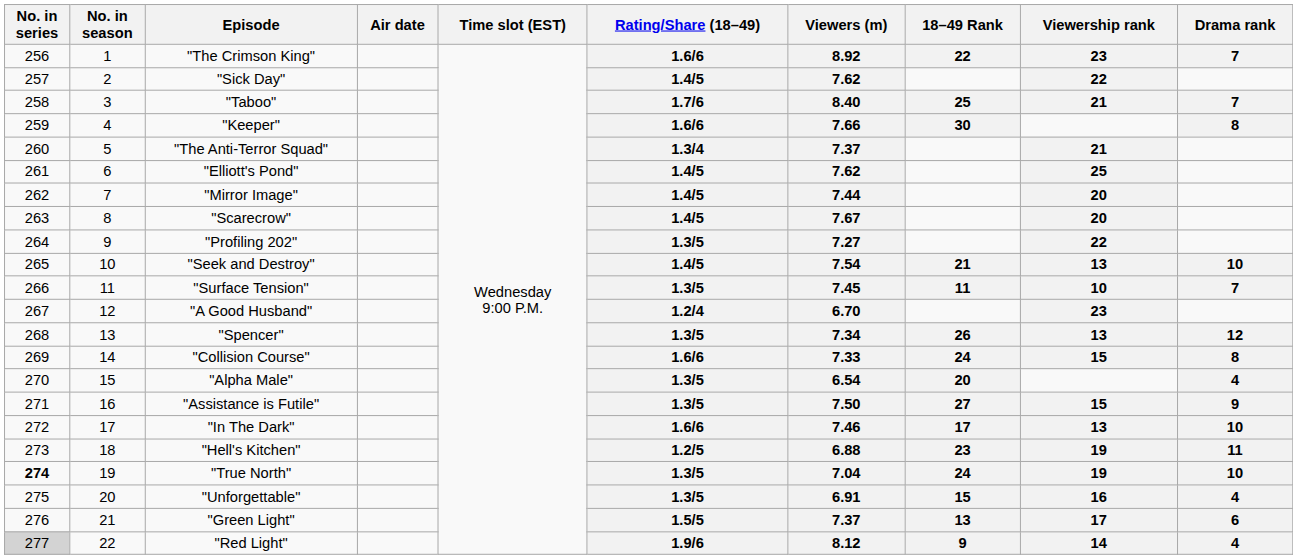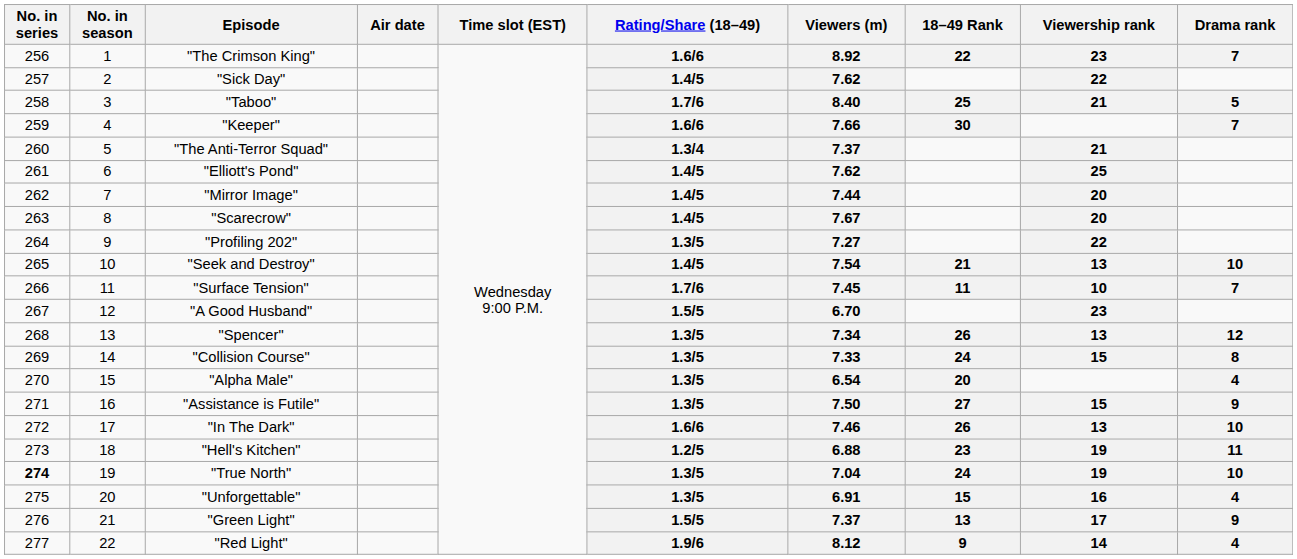(1235, 102) 7 -> (1235, 102) 5
(1235, 126) 8 -> (1235, 126) 7
(688, 288) 1.3/5 -> (688, 288) 1.7/6
(688, 311) 1.2/4 -> (688, 311) 1.5/5
(688, 358) 1.6/6 -> (688, 358) 1.3/5
(963, 427) 17 -> (963, 427) 26
(1235, 520) 6 -> (1235, 520) 9
(37, 543) lightgrey background -> (37, 543) no background
